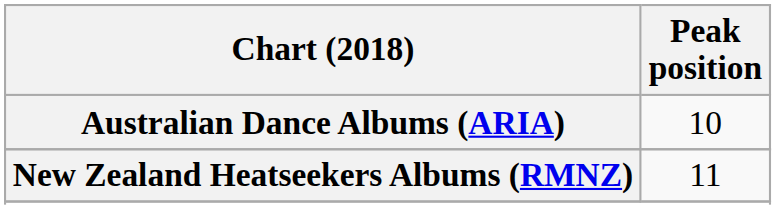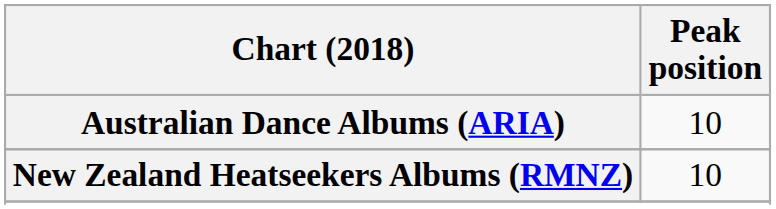(705, 174) 11 -> (705, 174) 10
